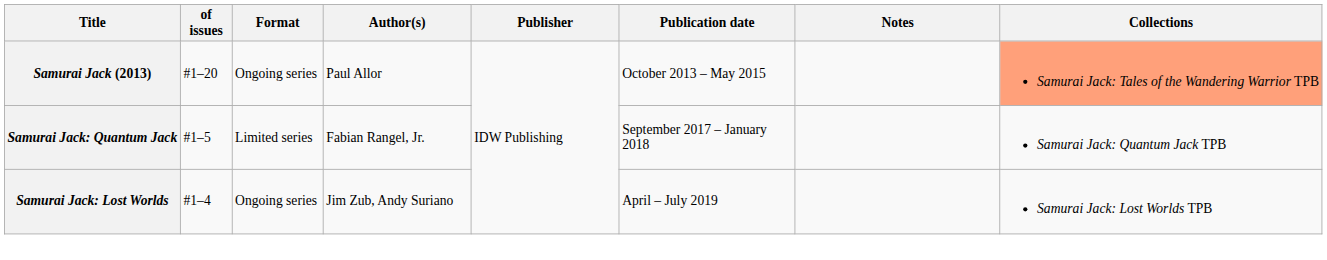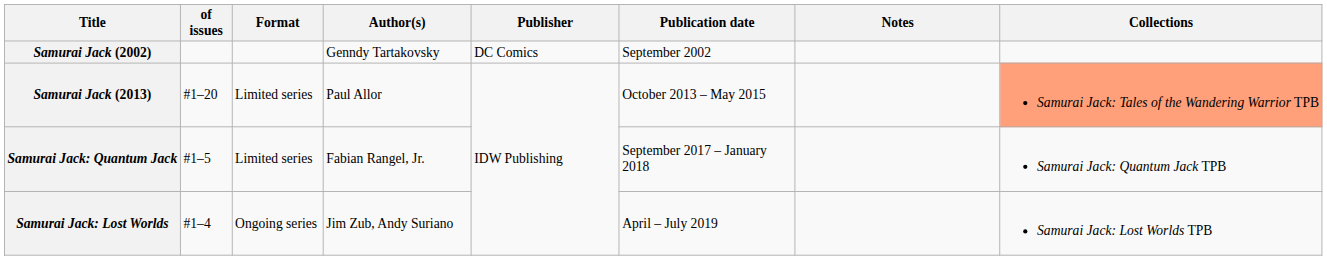+ row: (92, 52)
(276, 73) Ongoing series -> (274, 94) Limited series
